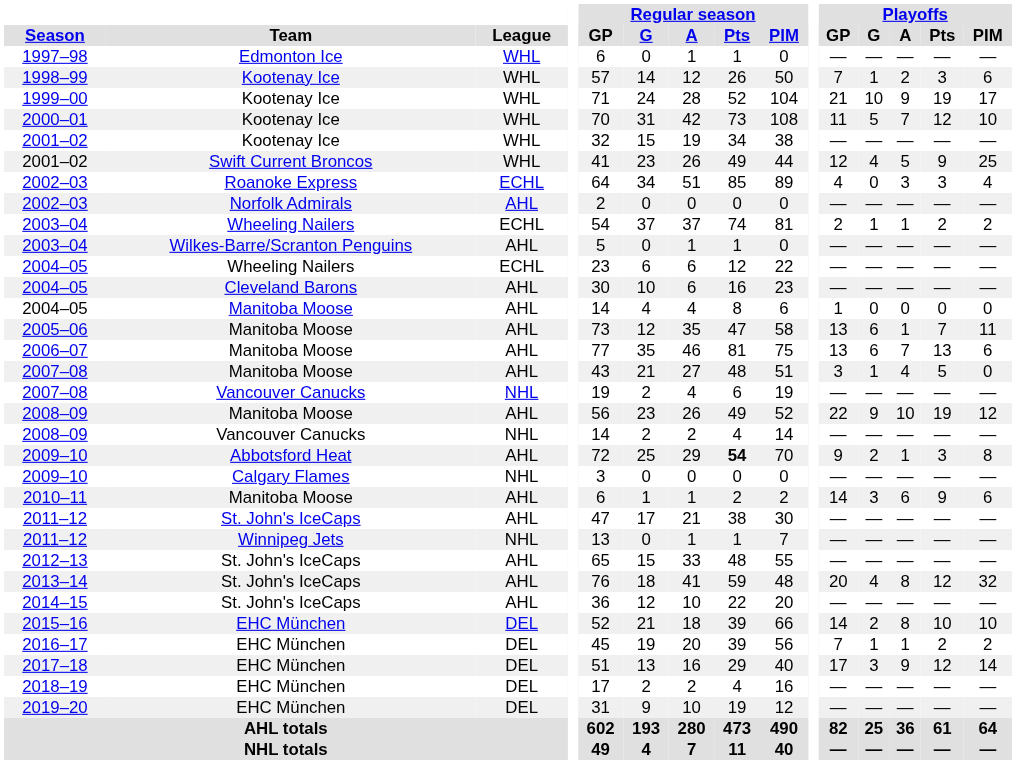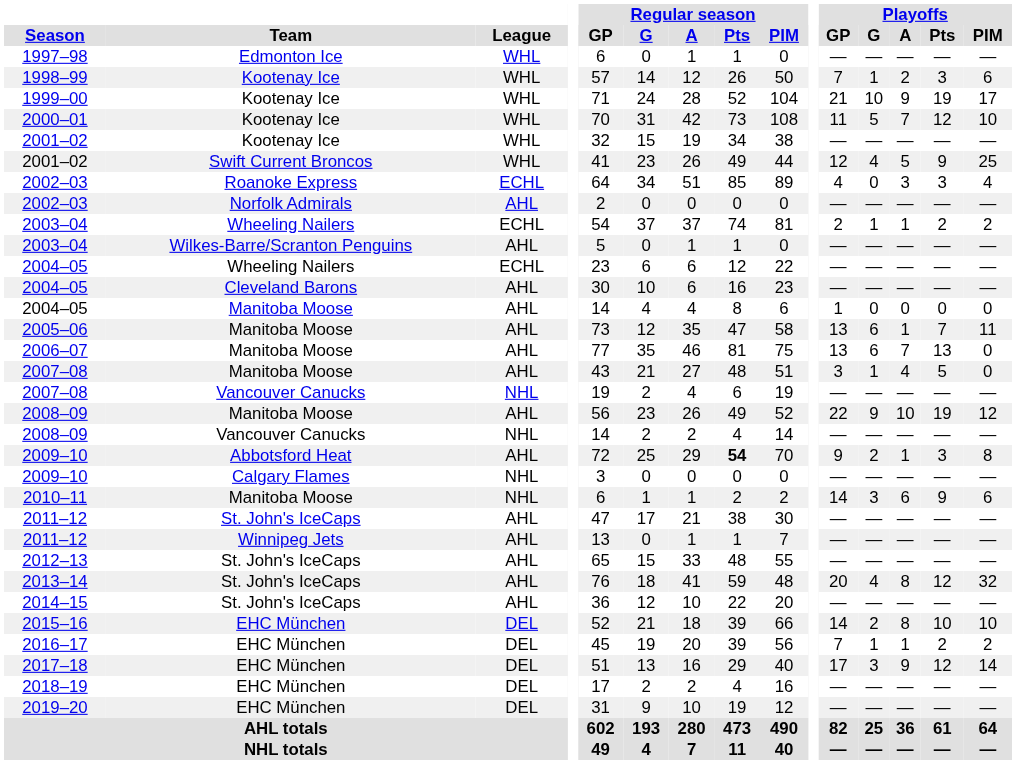(988, 350) 6 -> (988, 350) 0
(522, 497) AHL -> (522, 497) NHL
(522, 539) NHL -> (522, 539) AHL
